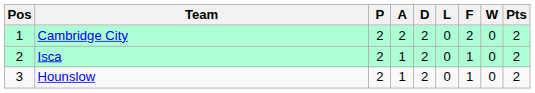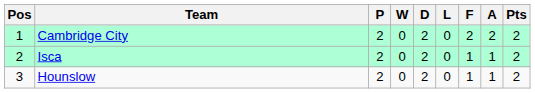columns swapped: (492, 14) <-> (402, 14)
